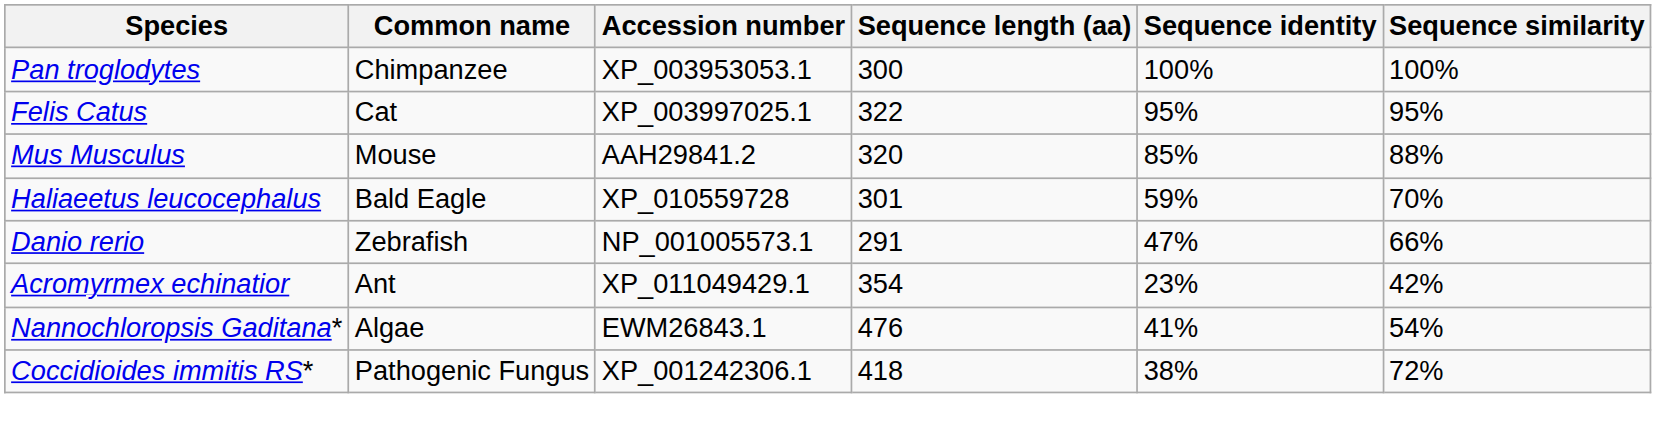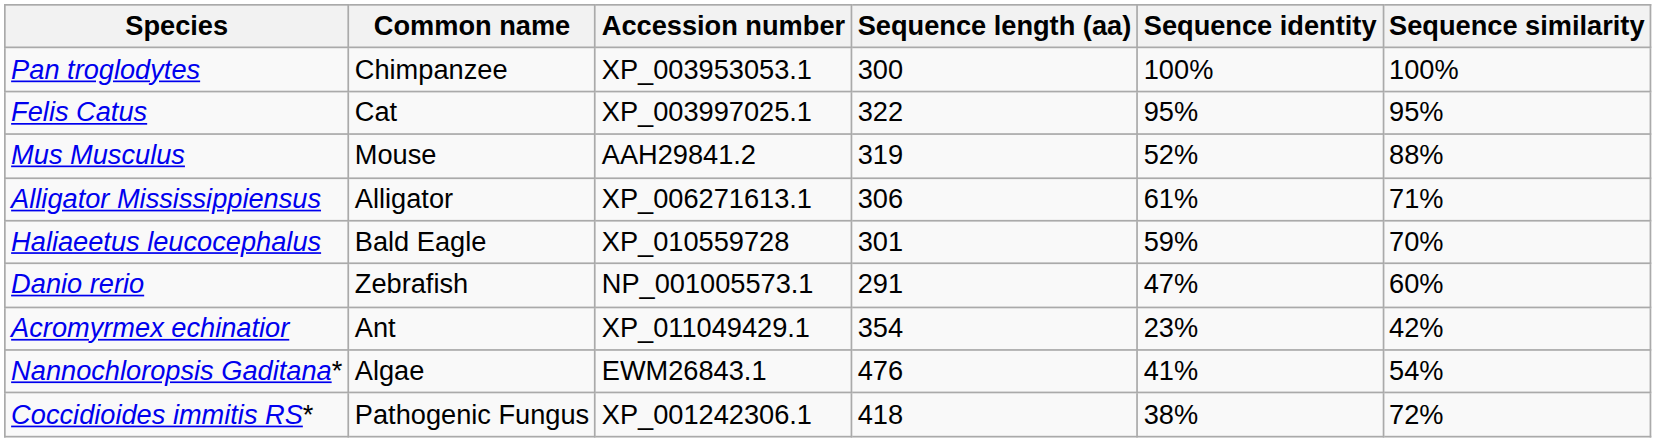(880, 155) 320 -> (880, 155) 319
(1171, 155) 85% -> (1171, 155) 52%
+ row: (166, 198)
(1416, 241) 66% -> (1416, 284) 60%
